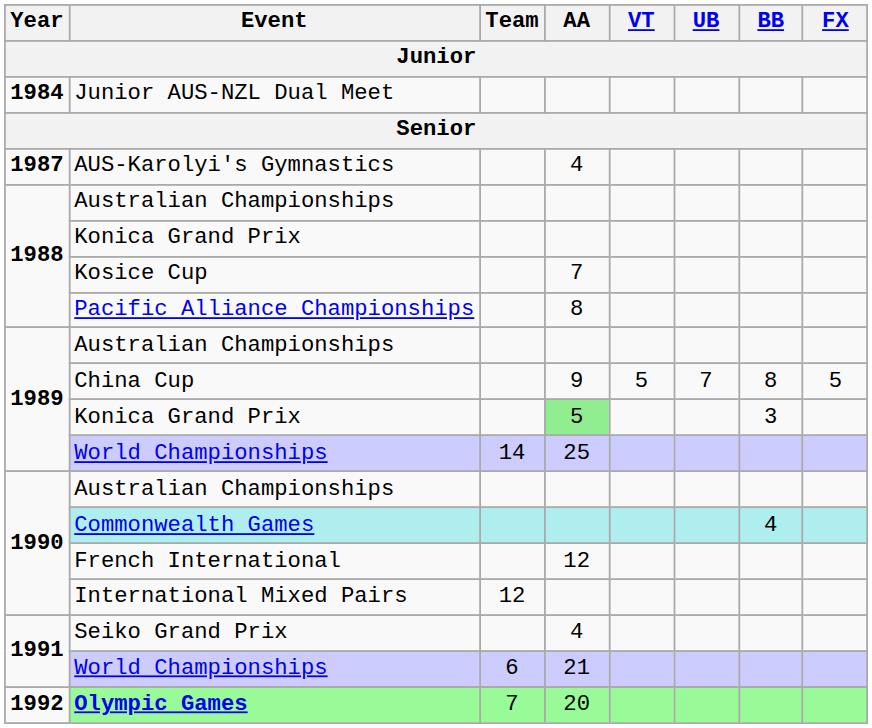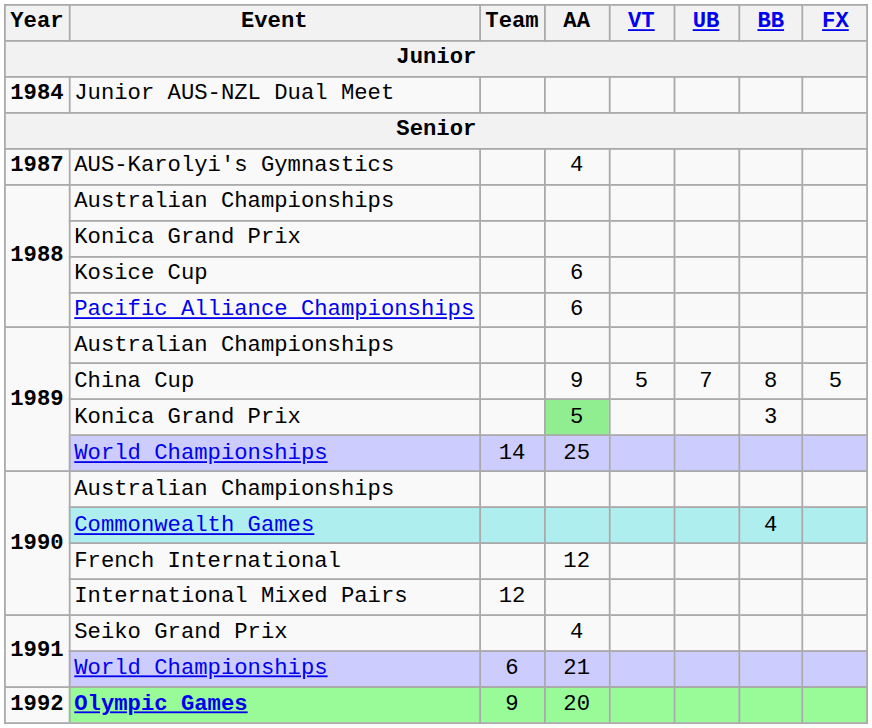(577, 274) 7 -> (577, 274) 6
(577, 310) 8 -> (577, 310) 6
(512, 705) 7 -> (512, 705) 9
